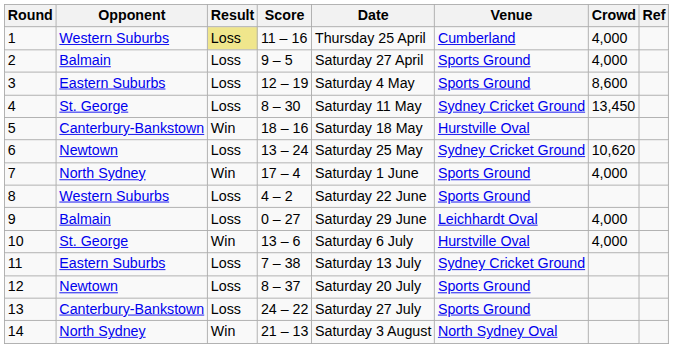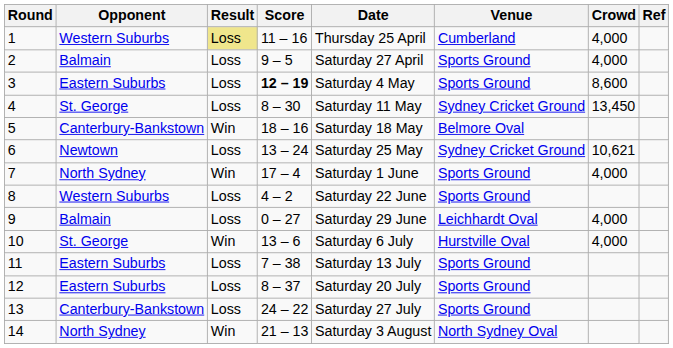(285, 83) normal -> (285, 83) bold
(484, 128) Hurstville Oval -> (481, 128) Belmore Oval
(613, 151) 10,620 -> (613, 151) 10,621
(512, 264) Sydney Cricket Ground -> (484, 264) Sports Ground
(89, 286) Newtown -> (112, 286) Eastern Suburbs
